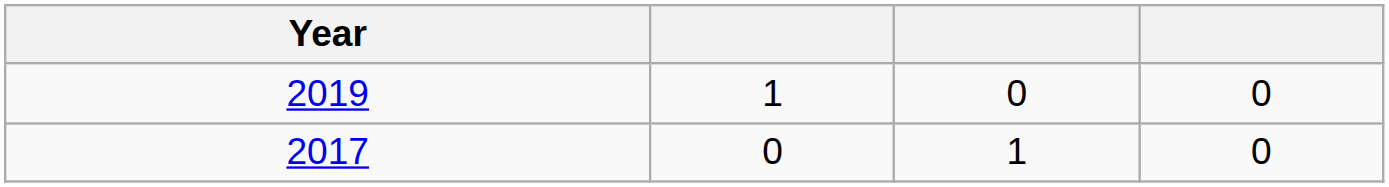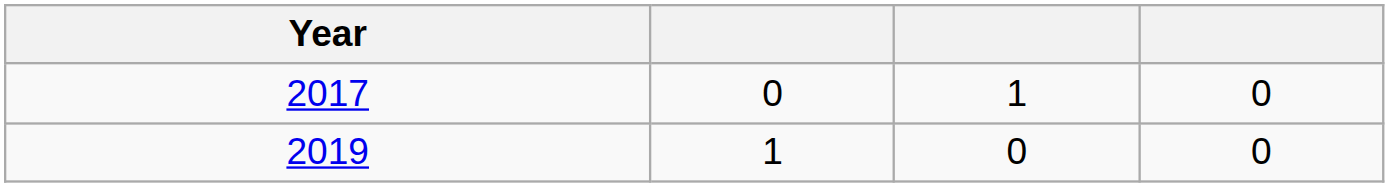rows swapped: (328, 151) <-> (328, 92)
